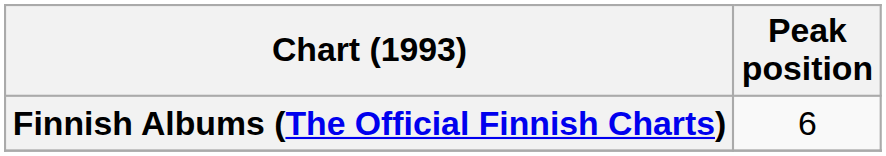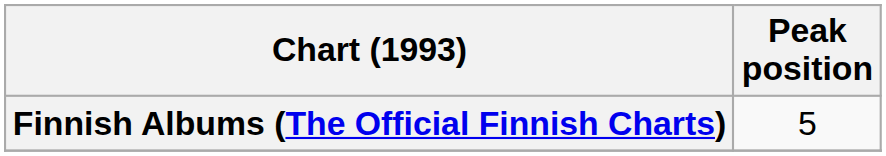(807, 122) 6 -> (807, 122) 5
